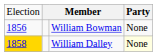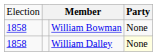(17, 28) 1856 -> (17, 28) 1858
(17, 43) gold background -> (17, 43) no background
